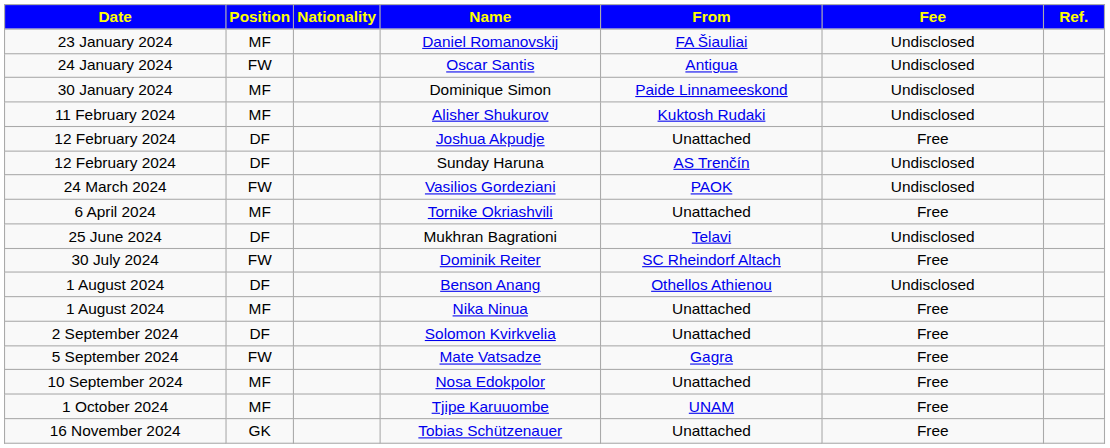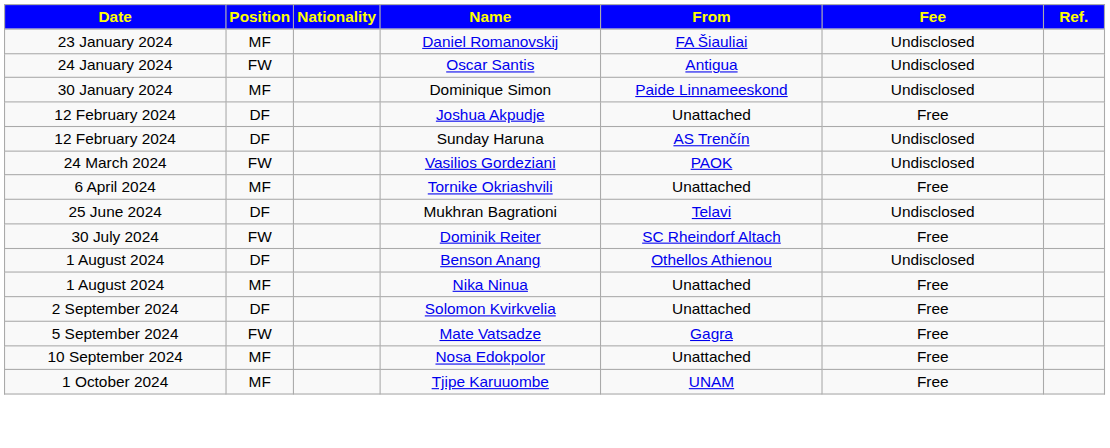- row: (490, 114)
- row: (490, 431)
